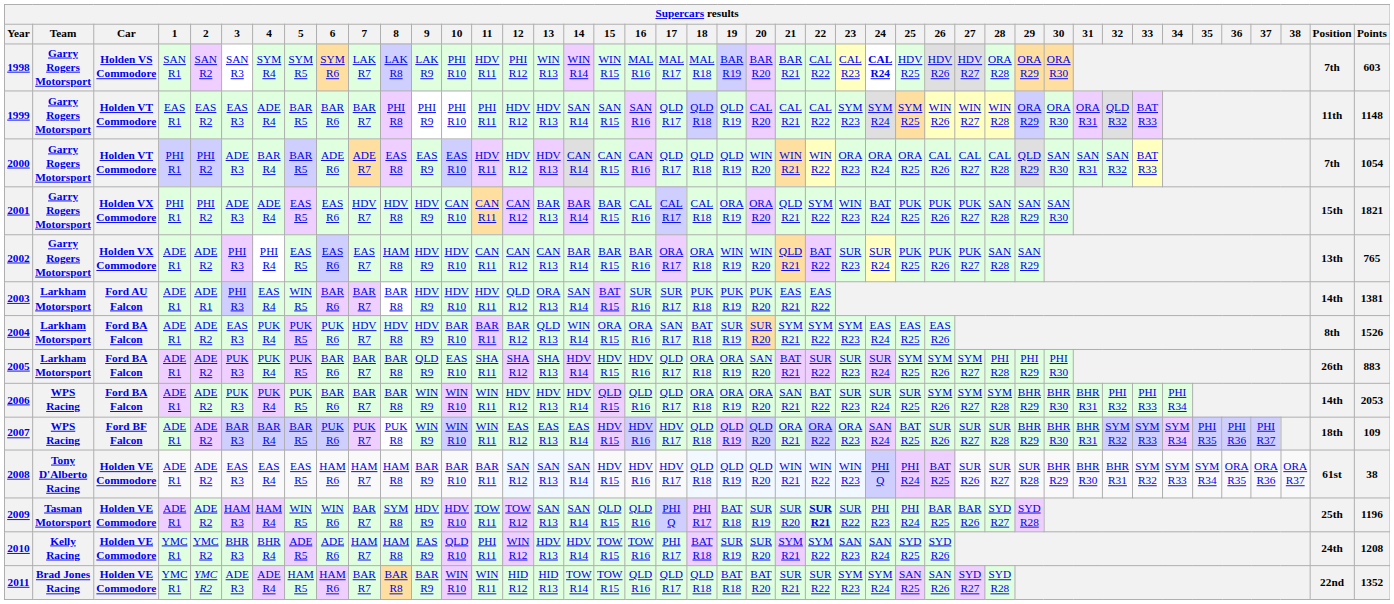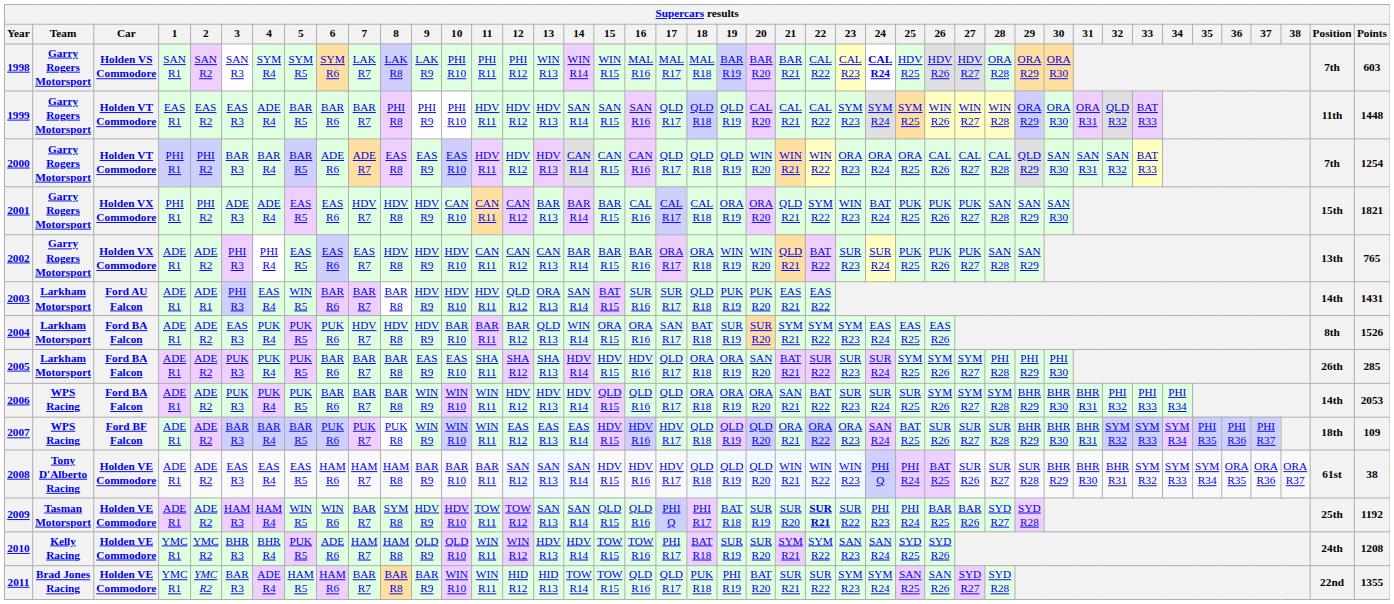(487, 67) HDV R11 -> (487, 67) PHI R11
(487, 115) PHI R11 -> (487, 115) HDV R11
(1372, 115) 1148 -> (1372, 115) 1448
(237, 162) ADE R3 -> (237, 162) BAR R3
(1372, 162) 1054 -> (1372, 162) 1254
(396, 258) HAM R8 -> (396, 258) HDV R8
(702, 299) PUK R18 -> (702, 299) QLD R18
(1372, 299) 1381 -> (1372, 299) 1431
(427, 366) QLD R9 -> (427, 366) EAS R9
(1372, 366) 883 -> (1372, 366) 285
(1372, 514) 1196 -> (1372, 514) 1192
(301, 548) ADE R5 -> (301, 548) PUK R5
(427, 548) EAS R9 -> (427, 548) QLD R9
(487, 548) PHI R11 -> (487, 548) WIN R11
(237, 582) ADE R3 -> (237, 582) BAR R3
(702, 582) QLD R18 -> (702, 582) PUK R18
(732, 582) BAT R18 -> (732, 582) PHI R19
(1372, 582) 1352 -> (1372, 582) 1355
